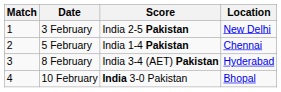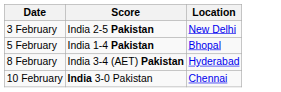- column: (22, 12)
(243, 45) Chennai -> (205, 45) Bhopal
(240, 78) Bhopal -> (208, 78) Chennai
